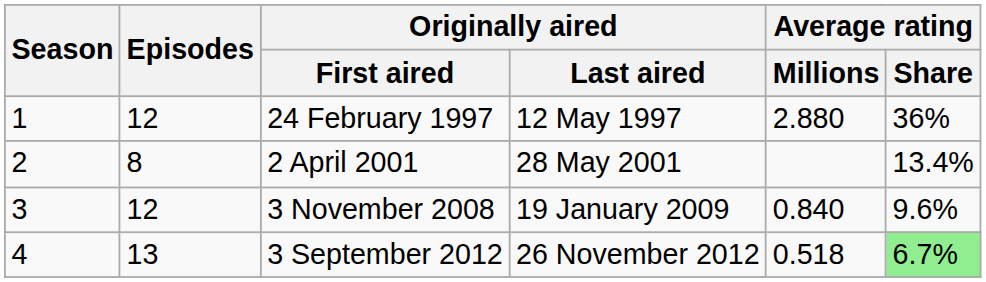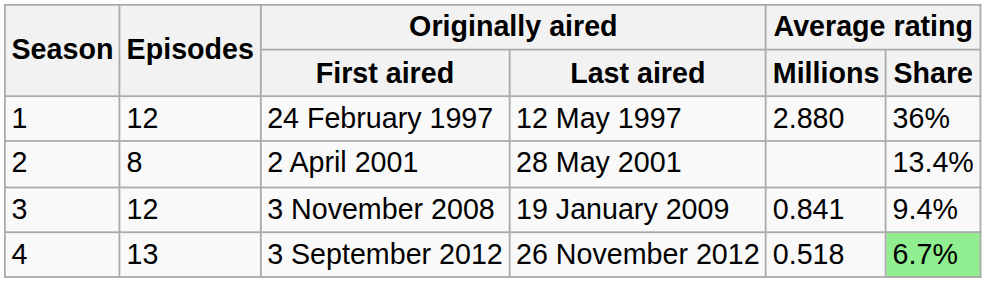(809, 208) 0.840 -> (809, 208) 0.841
(925, 208) 9.6% -> (925, 208) 9.4%
